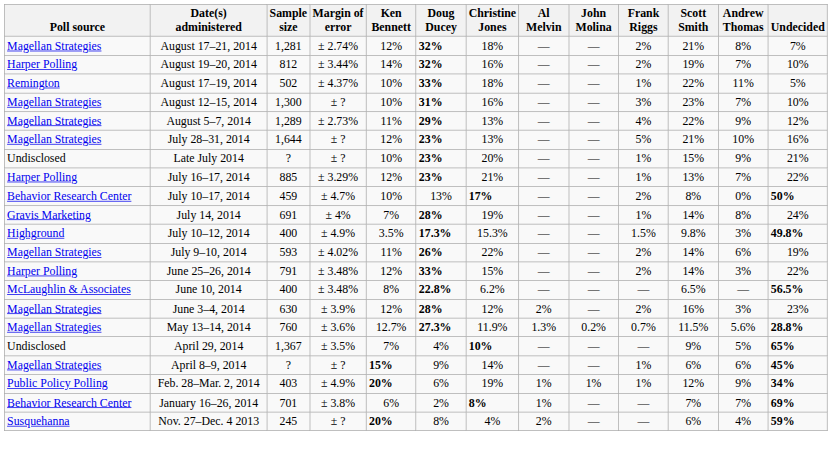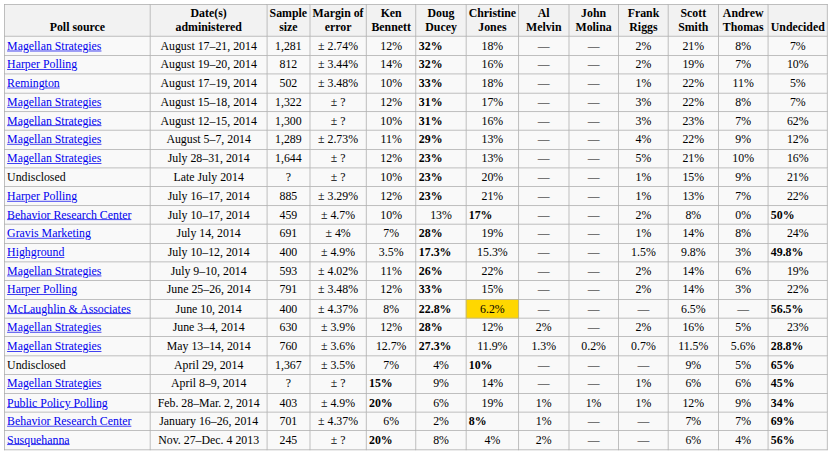(338, 83) ± 4.37% -> (338, 83) ± 3.48%
+ row: (209, 102)
(798, 102) 10% -> (798, 121) 62%
(338, 290) ± 3.48% -> (338, 308) ± 4.37%
(492, 290) no background -> (492, 308) gold background
(743, 308) 3% -> (743, 327) 5%
(338, 402) ± 3.8% -> (338, 421) ± 4.37%
(783, 421) 59% -> (783, 440) 56%
